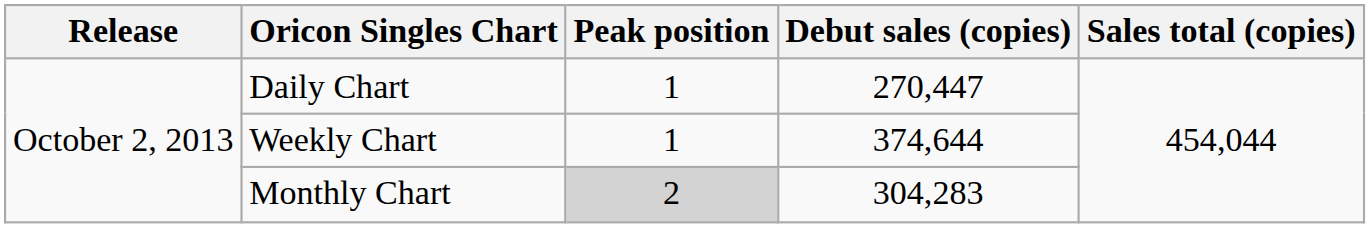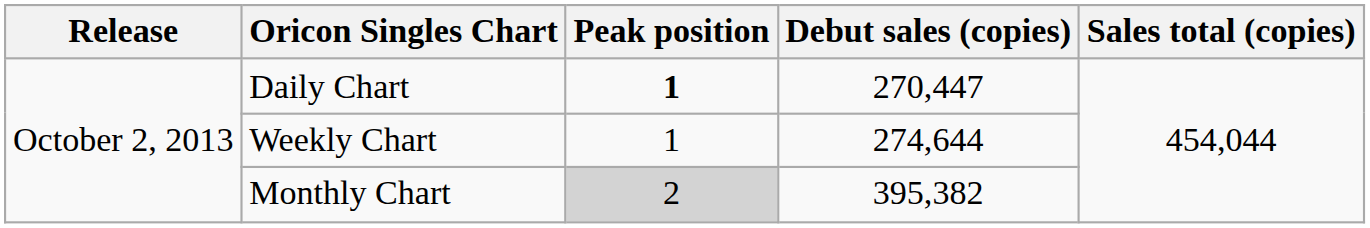(671, 85) normal -> (671, 85) bold
(928, 139) 374,644 -> (928, 139) 274,644
(928, 193) 304,283 -> (928, 193) 395,382
